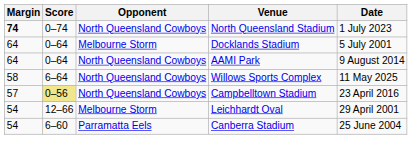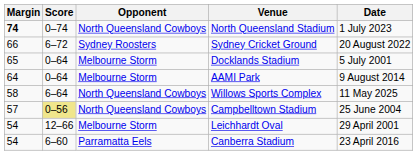+ row: (264, 45)
(12, 45) 64 -> (12, 61) 65
(142, 61) North Queensland Cowboys -> (117, 77) Melbourne Storm
(369, 93) 23 April 2016 -> (370, 110) 25 June 2004
(370, 126) 25 June 2004 -> (369, 142) 23 April 2016
